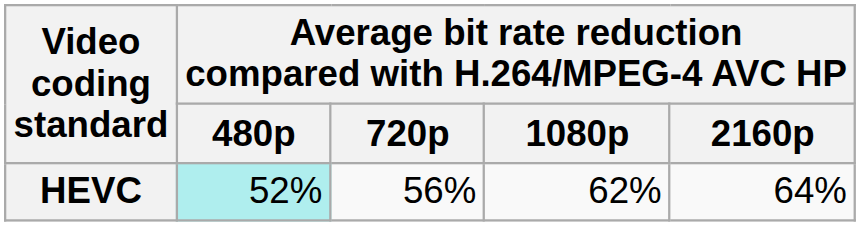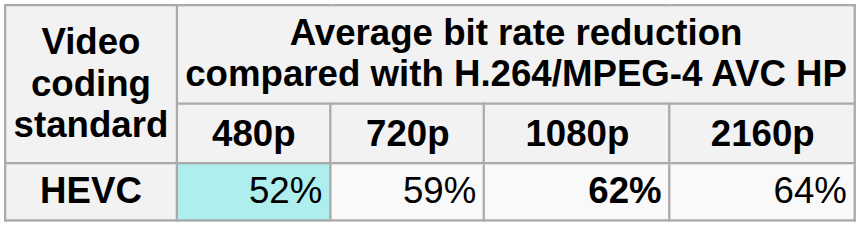(440, 190) 56% -> (440, 190) 59%
(625, 190) normal -> (625, 190) bold
